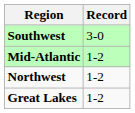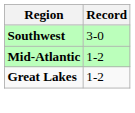- row: (37, 77)
